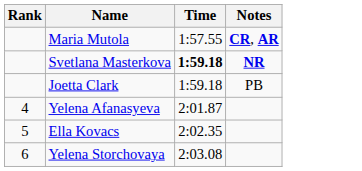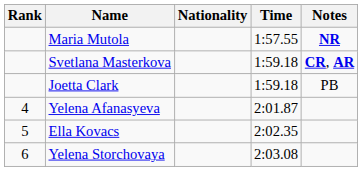+ column: (213, 16)
(254, 39) CR, AR -> (329, 39) NR
(200, 62) bold -> (276, 62) normal
(254, 62) NR -> (329, 62) CR, AR
